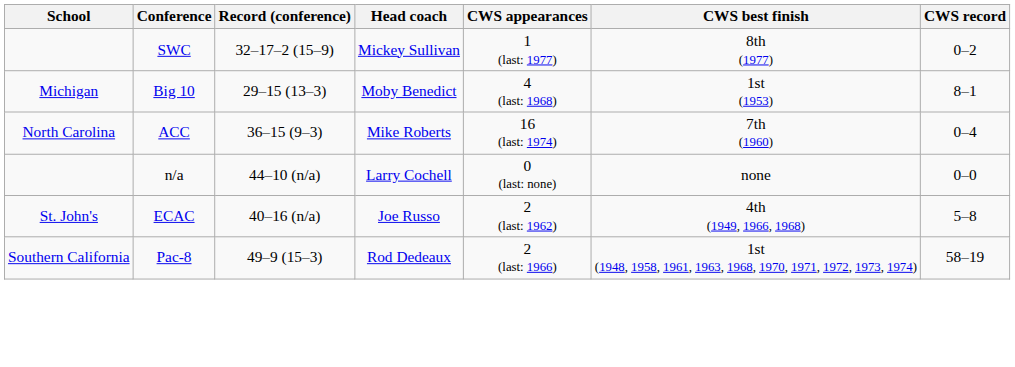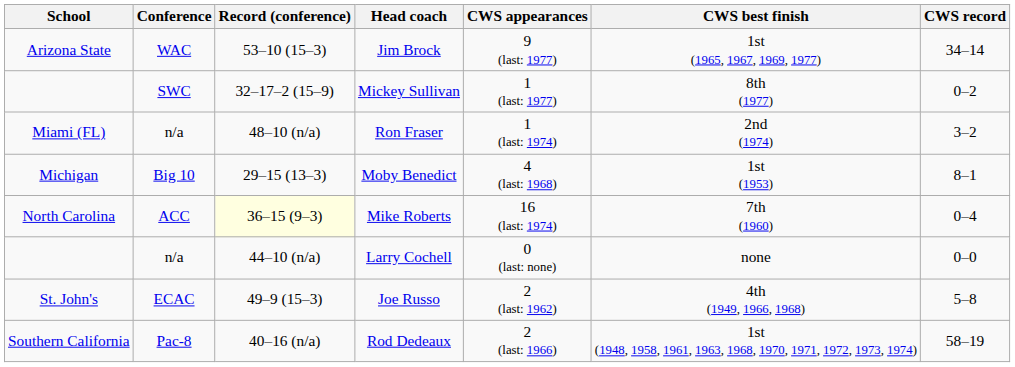+ row: (409, 49)
+ row: (409, 132)
(285, 132) no background -> (285, 216) lightyellow background
(285, 216) 40–16 (n/a) -> (285, 299) 49–9 (15–3)
(285, 257) 49–9 (15–3) -> (285, 341) 40–16 (n/a)
